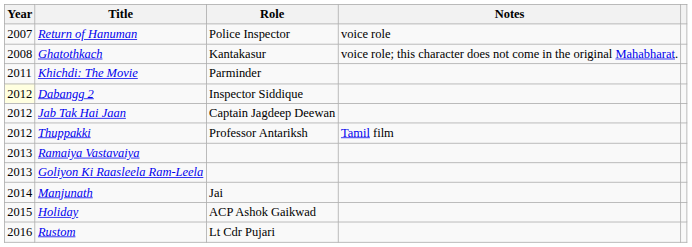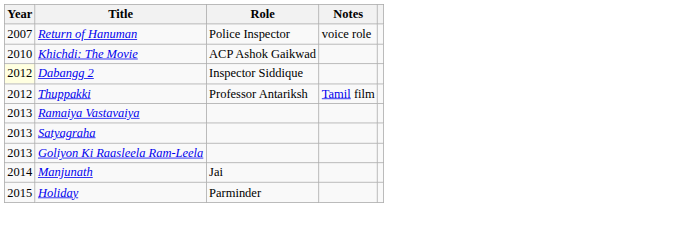- row: (70, 53)
(20, 73) 2011 -> (20, 53) 2010
(235, 73) Parminder -> (263, 53) ACP Ashok Gaikwad
- row: (82, 113)
+ row: (67, 133)
(263, 212) ACP Ashok Gaikwad -> (235, 192) Parminder
- row: (57, 232)
